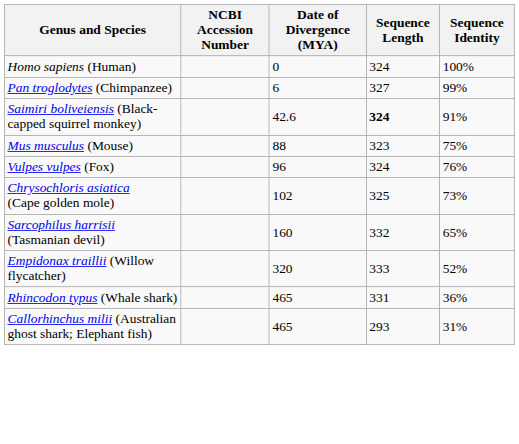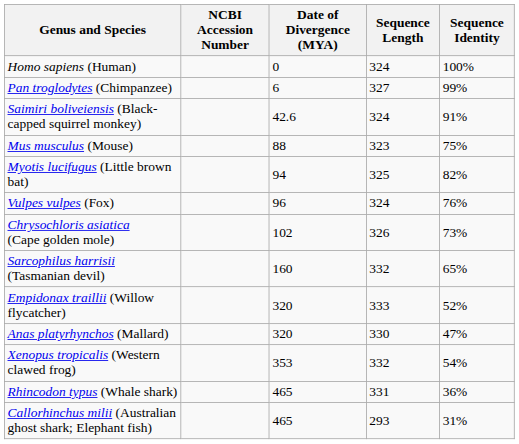(379, 116) bold -> (379, 116) normal
+ row: (89, 174)
(379, 195) 325 -> (379, 232) 326
+ row: (88, 334)
+ row: (84, 363)
